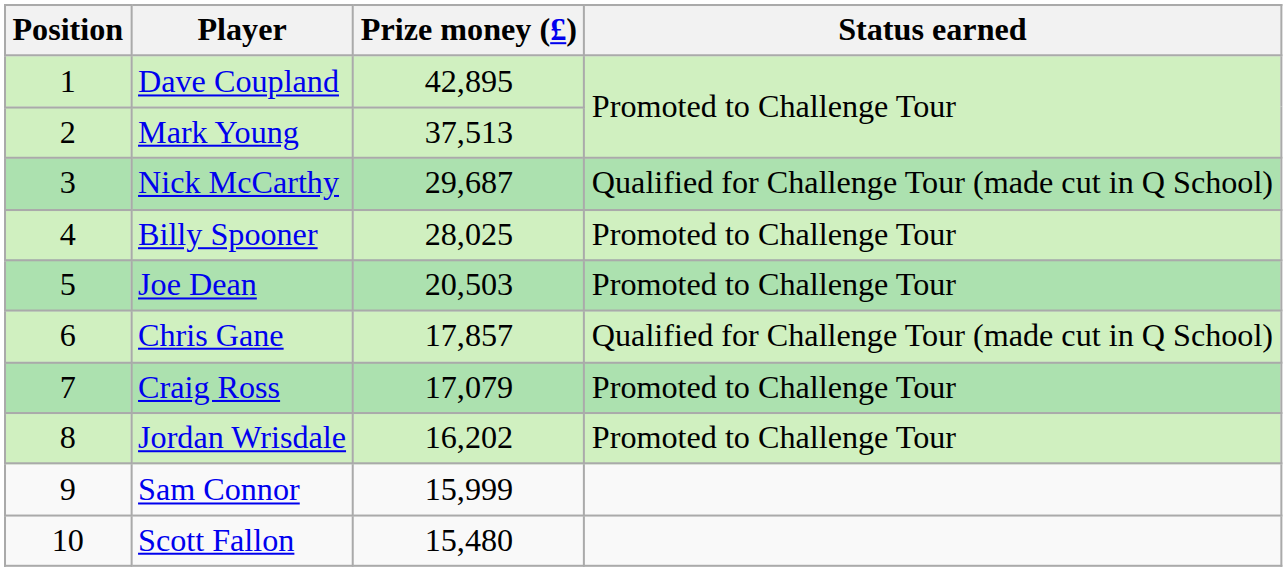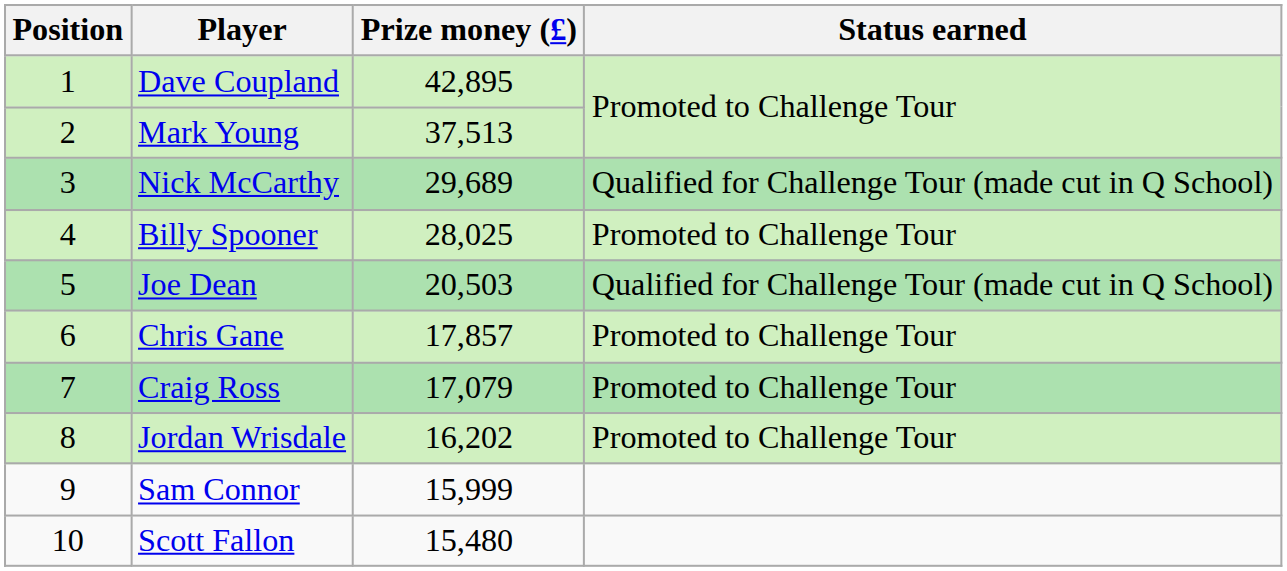(469, 183) 29,687 -> (469, 183) 29,689
(774, 285) Promoted to Challenge Tour -> (932, 285) Qualified for Challenge Tour (made cut in Q School)
(932, 336) Qualified for Challenge Tour (made cut in Q School) -> (774, 336) Promoted to Challenge Tour
